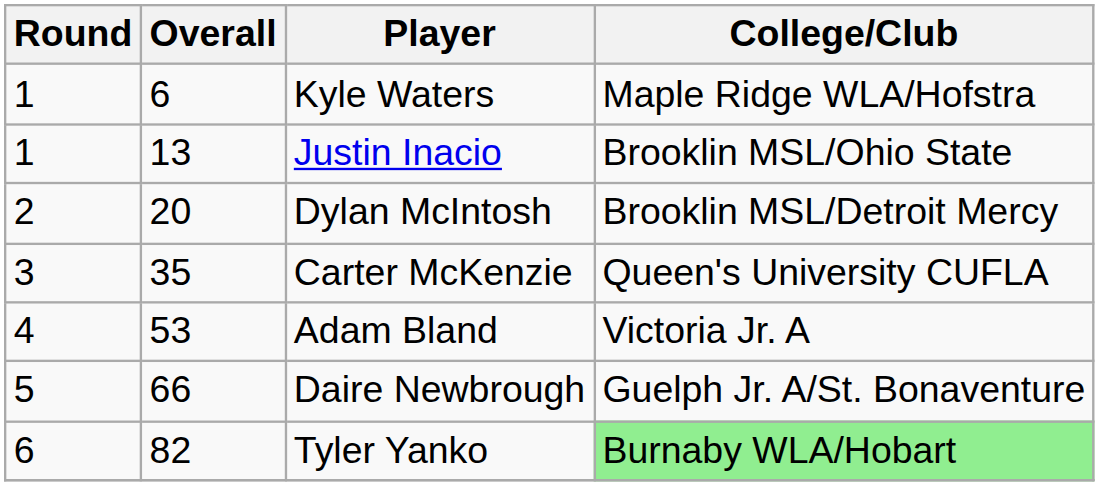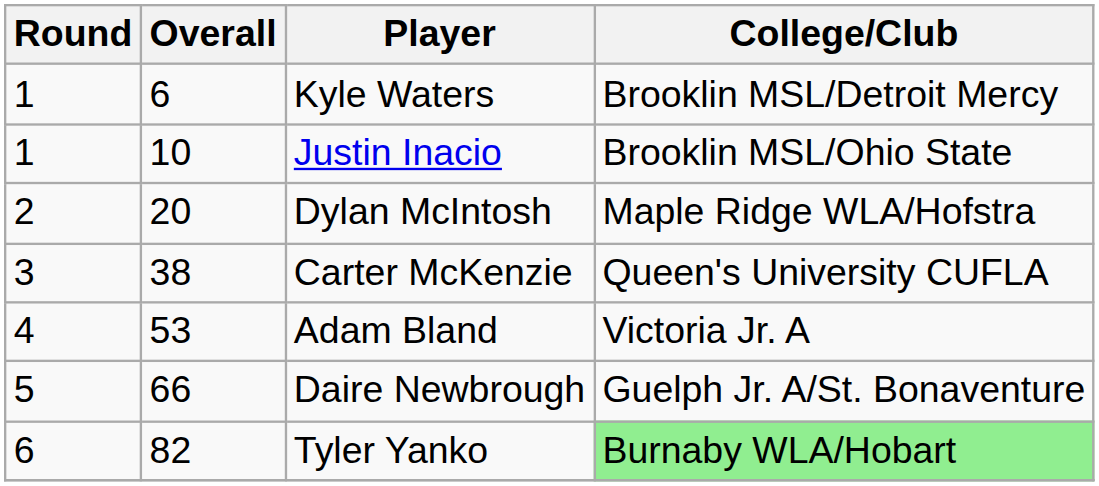(819, 93) Maple Ridge WLA/Hofstra -> (830, 93) Brooklin MSL/Detroit Mercy
(170, 152) 13 -> (170, 152) 10
(830, 212) Brooklin MSL/Detroit Mercy -> (819, 212) Maple Ridge WLA/Hofstra
(170, 271) 35 -> (170, 271) 38
